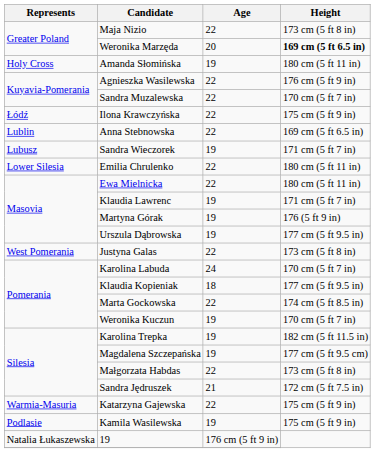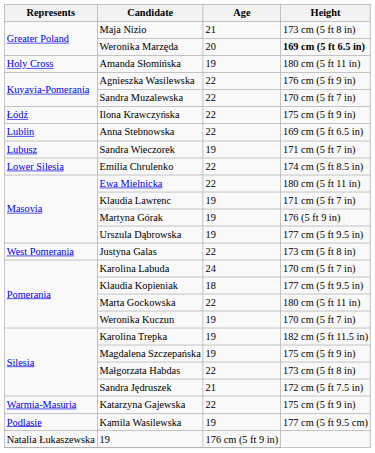(211, 30) 22 -> (211, 30) 21
(322, 166) 180 cm (5 ft 11 in) -> (323, 166) 174 cm (5 ft 8.5 in)
(323, 302) 174 cm (5 ft 8.5 in) -> (322, 302) 180 cm (5 ft 11 in)
(325, 354) 177 cm (5 ft 9.5 cm) -> (319, 354) 175 cm (5 ft 9 in)
(319, 422) 175 cm (5 ft 9 in) -> (325, 422) 177 cm (5 ft 9.5 cm)
